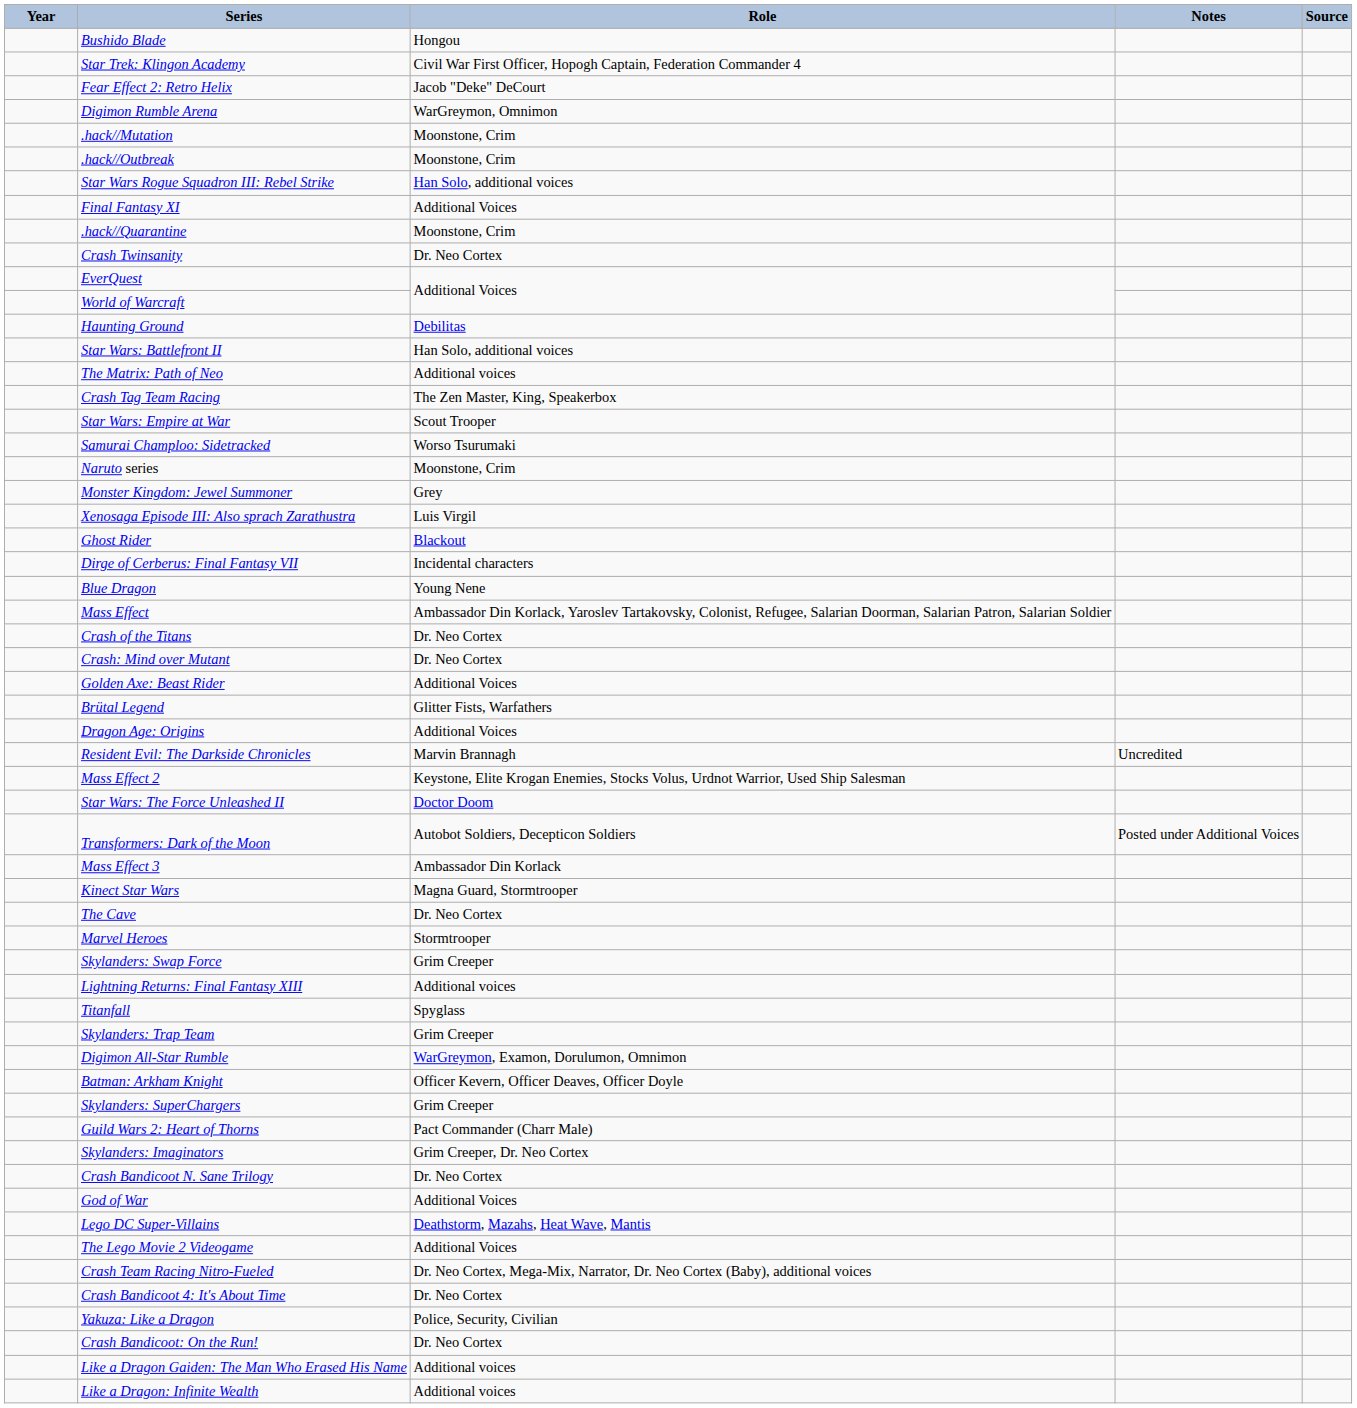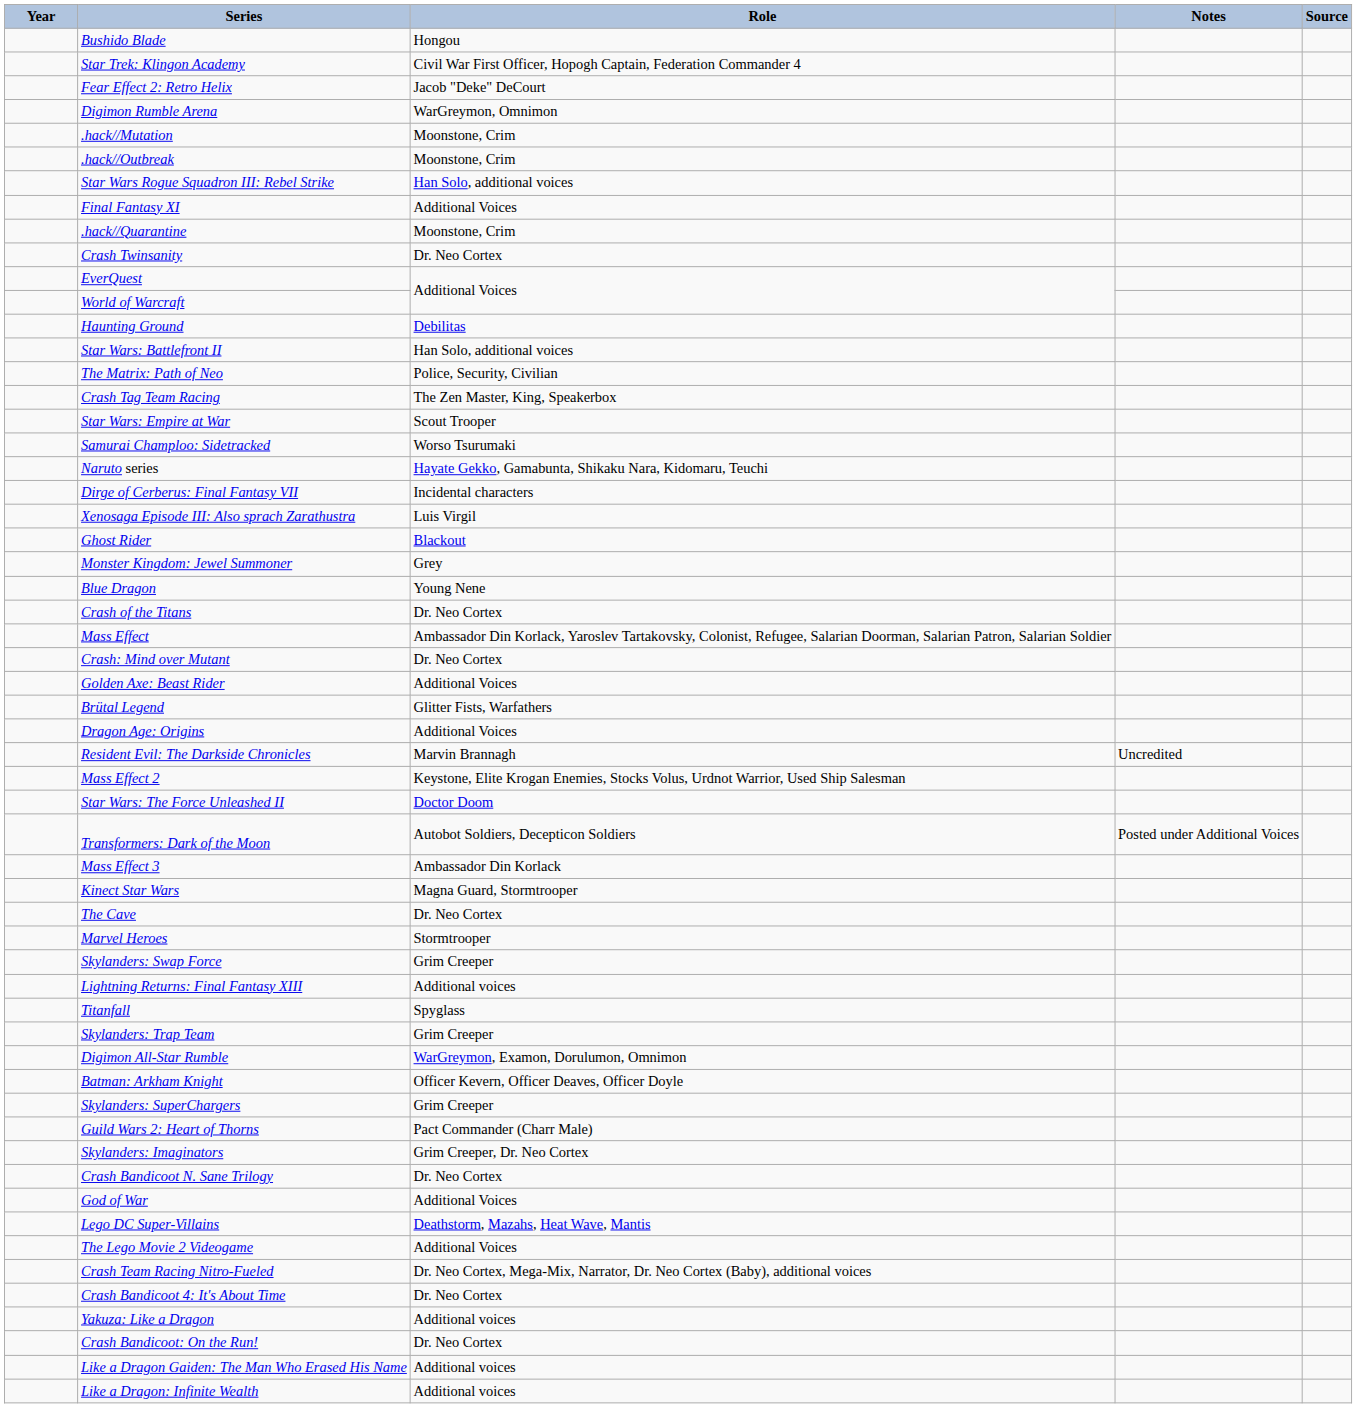(465, 373) Additional voices -> (486, 373) Police, Security, Civilian
(464, 468) Moonstone, Crim -> (591, 468) Hayate Gekko, Gamabunta, Shikaku Nara, Kidomaru, Teuchi
rows swapped: (190, 564) <-> (187, 492)
rows swapped: (136, 635) <-> (115, 611)
(486, 1319) Police, Security, Civilian -> (465, 1319) Additional voices
